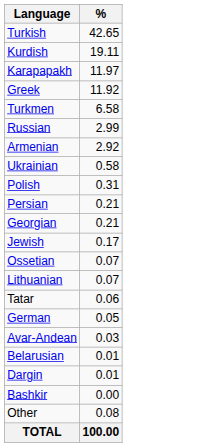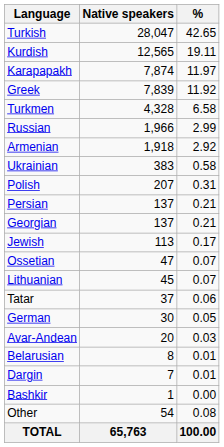+ column: (128, 14)
